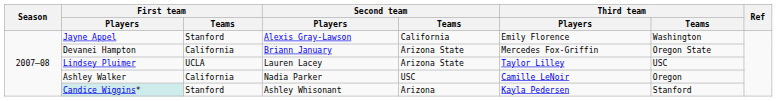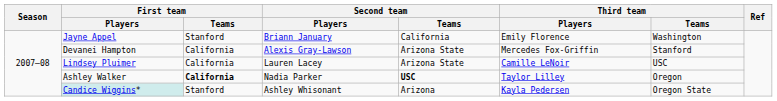(308, 37) Alexis Gray-Lawson -> (298, 37) Briann January
(298, 50) Briann January -> (308, 50) Alexis Gray-Lawson
(682, 50) Oregon State -> (672, 50) Stanford
(195, 63) UCLA -> (210, 63) California
(533, 63) Taylor Lilley -> (535, 63) Camille LeNoir
(210, 77) normal -> (210, 77) bold
(408, 77) normal -> (408, 77) bold
(535, 77) Camille LeNoir -> (533, 77) Taylor Lilley
(672, 90) Stanford -> (682, 90) Oregon State
